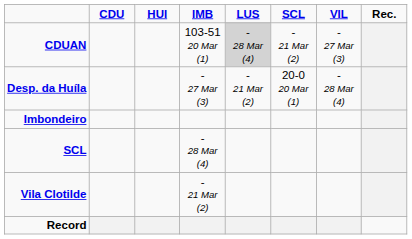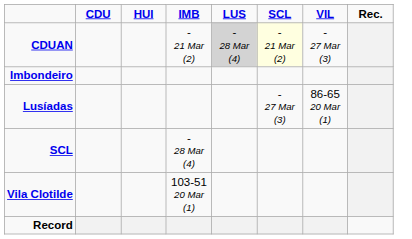(203, 45) 103-51 20 Mar (1) -> (189, 45) - 21 Mar (2)
(293, 45) no background -> (280, 45) lightyellow background
- row: (47, 89)
+ row: (48, 107)
(203, 194) - 21 Mar (2) -> (189, 194) 103-51 20 Mar (1)
